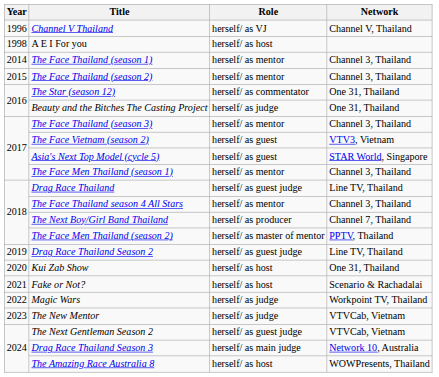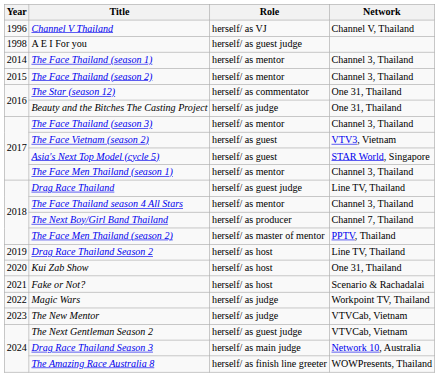(242, 44) herself/ as host -> (257, 44) herself/ as guest judge
(257, 252) herself/ as guest judge -> (242, 252) herself/ as host
(242, 364) herself/ as host -> (269, 364) herself/ as finish line greeter
